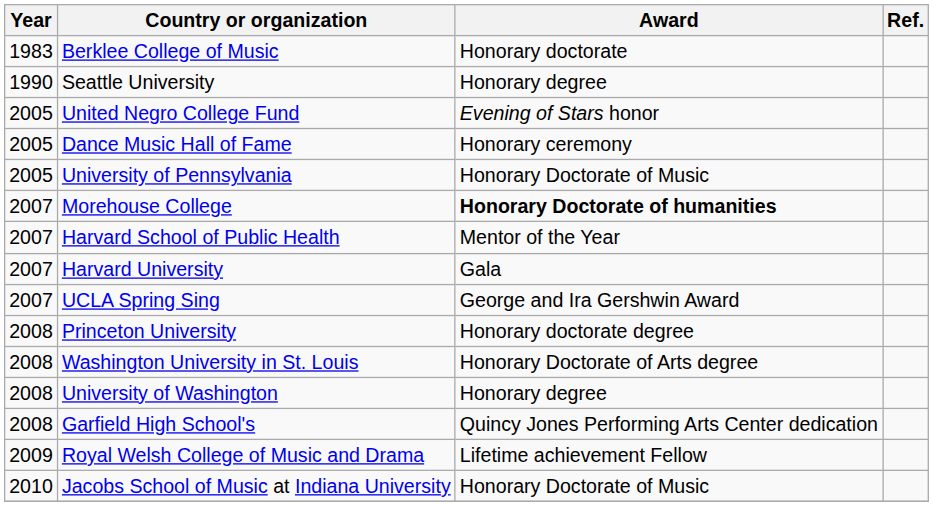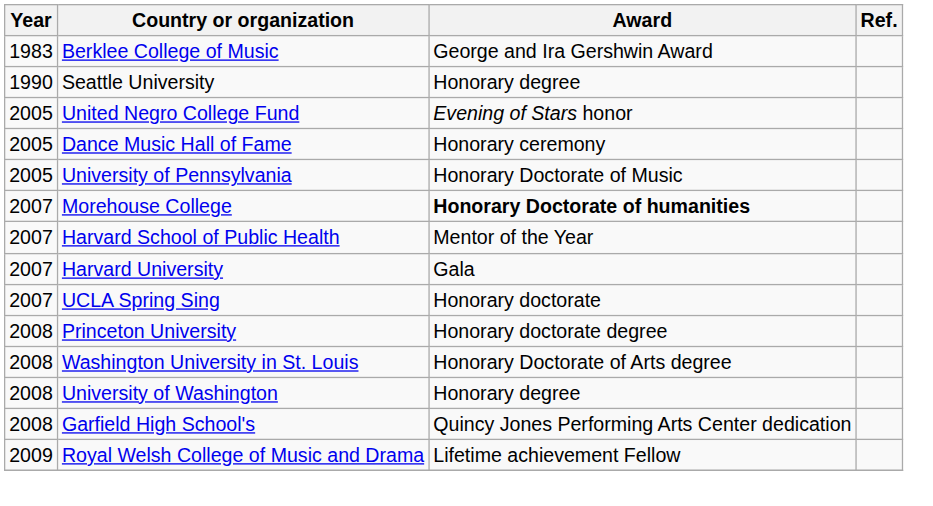(544, 51) Honorary doctorate -> (573, 51) George and Ira Gershwin Award
(600, 300) George and Ira Gershwin Award -> (517, 300) Honorary doctorate
- row: (256, 486)
